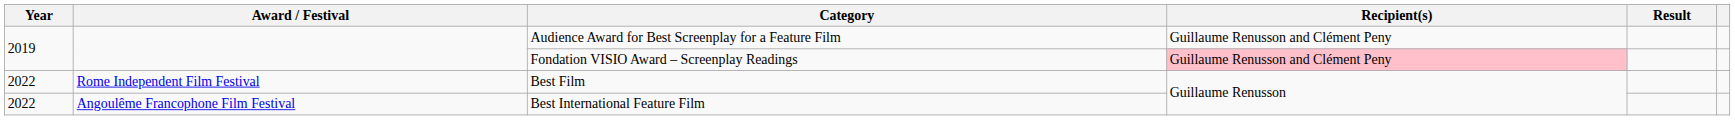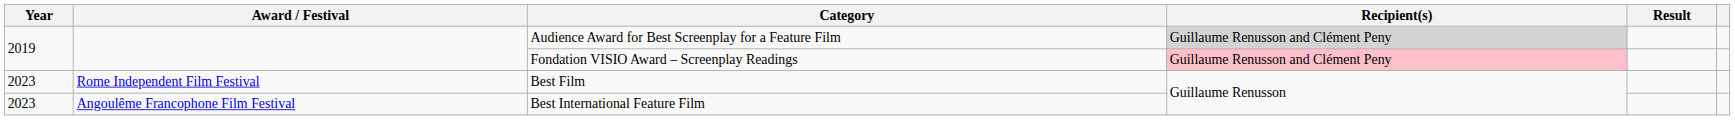(1281, 37) no background -> (1281, 37) lightgrey background
(22, 81) 2022 -> (22, 81) 2023
(22, 103) 2022 -> (22, 103) 2023
